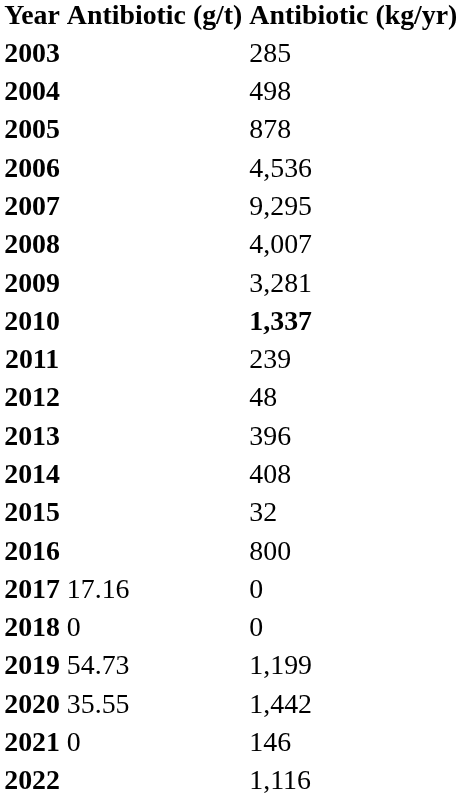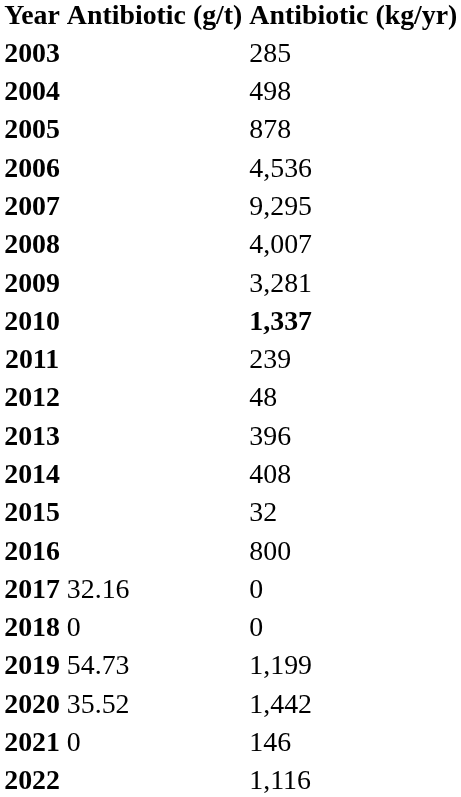(98, 588) 17.16 -> (98, 588) 32.16
(98, 703) 35.55 -> (98, 703) 35.52
